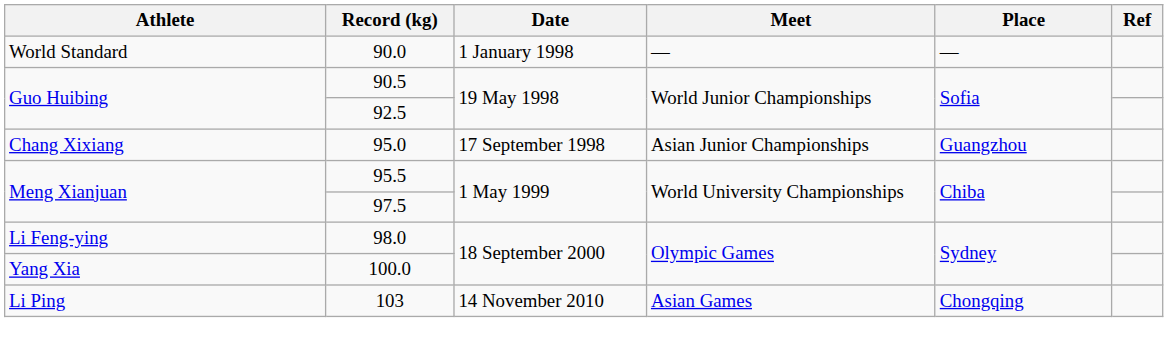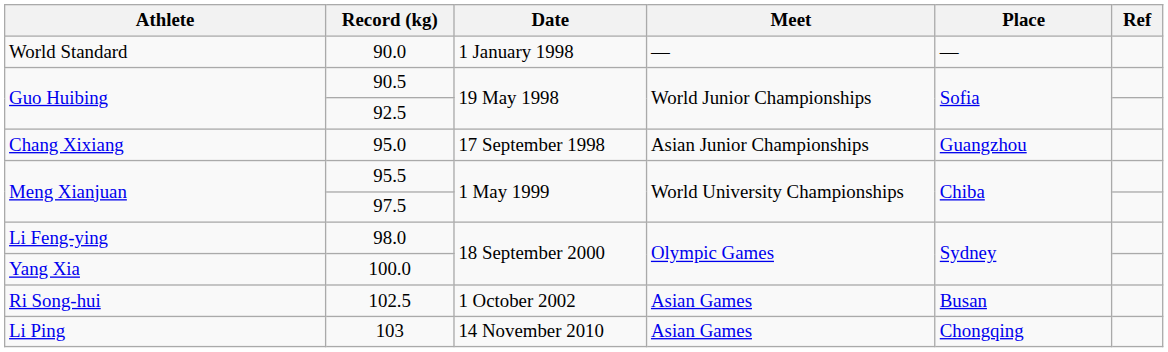+ row: (390, 300)
